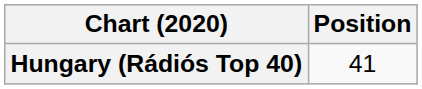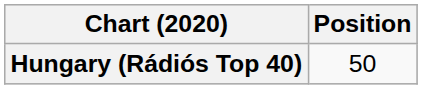(362, 63) 41 -> (362, 63) 50
